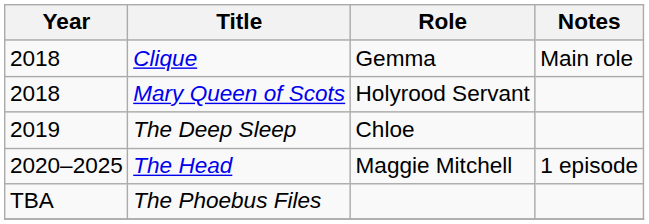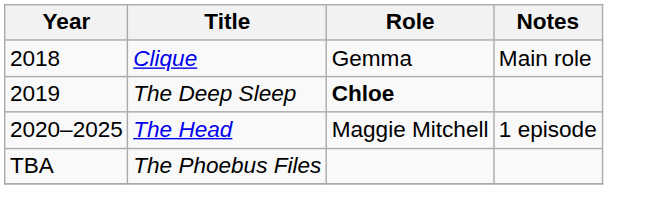- row: (239, 93)
(385, 129) normal -> (363, 93) bold
